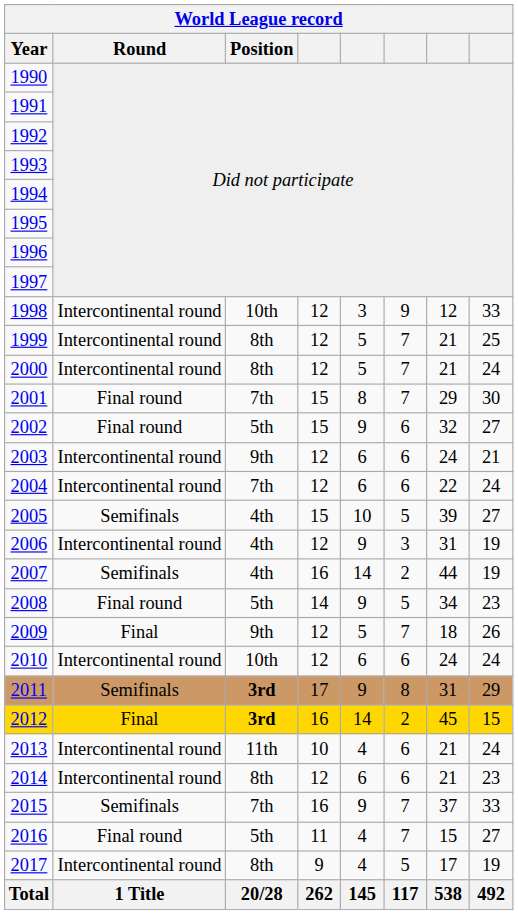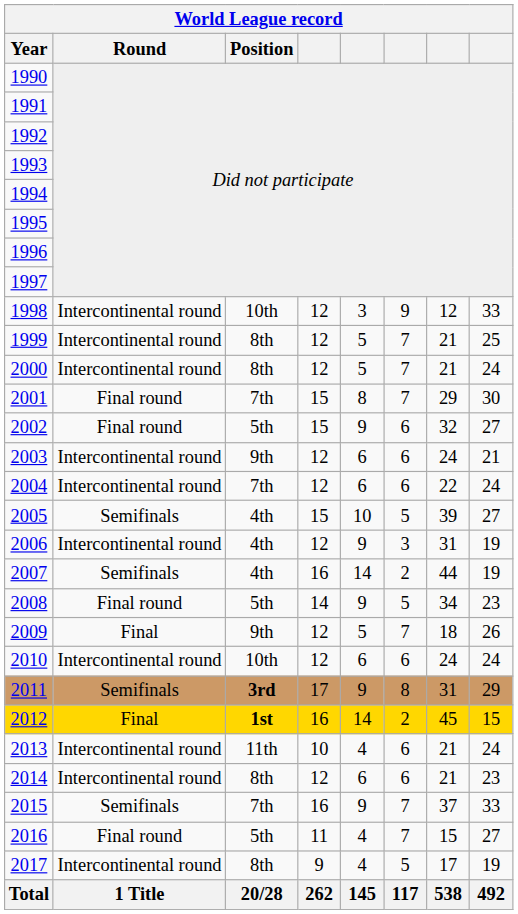(262, 719) 3rd -> (262, 719) 1st
